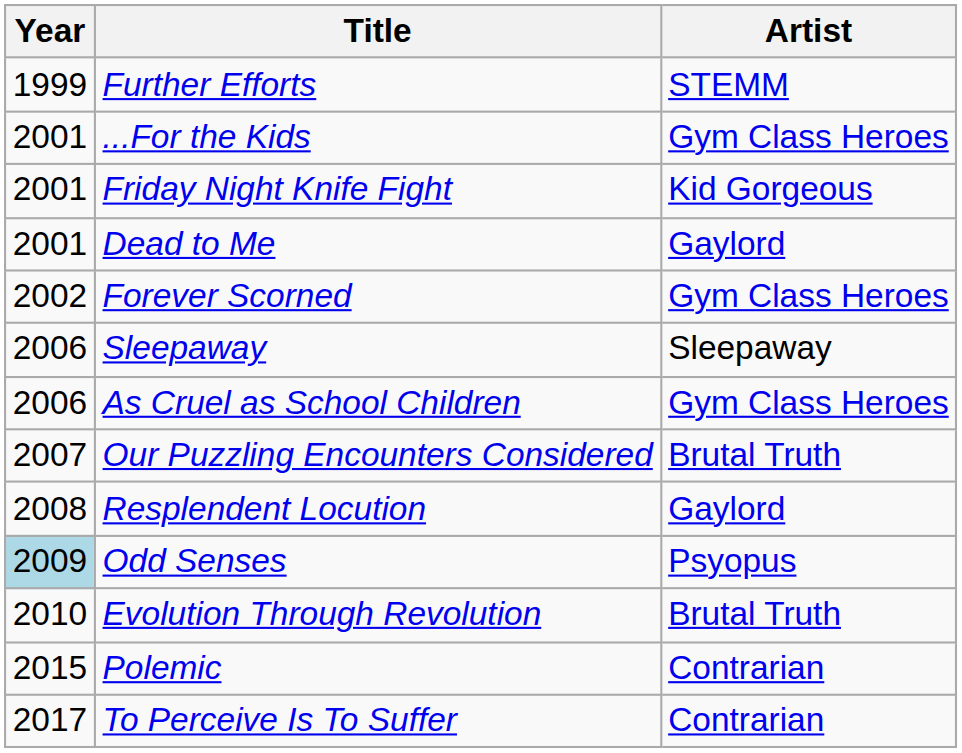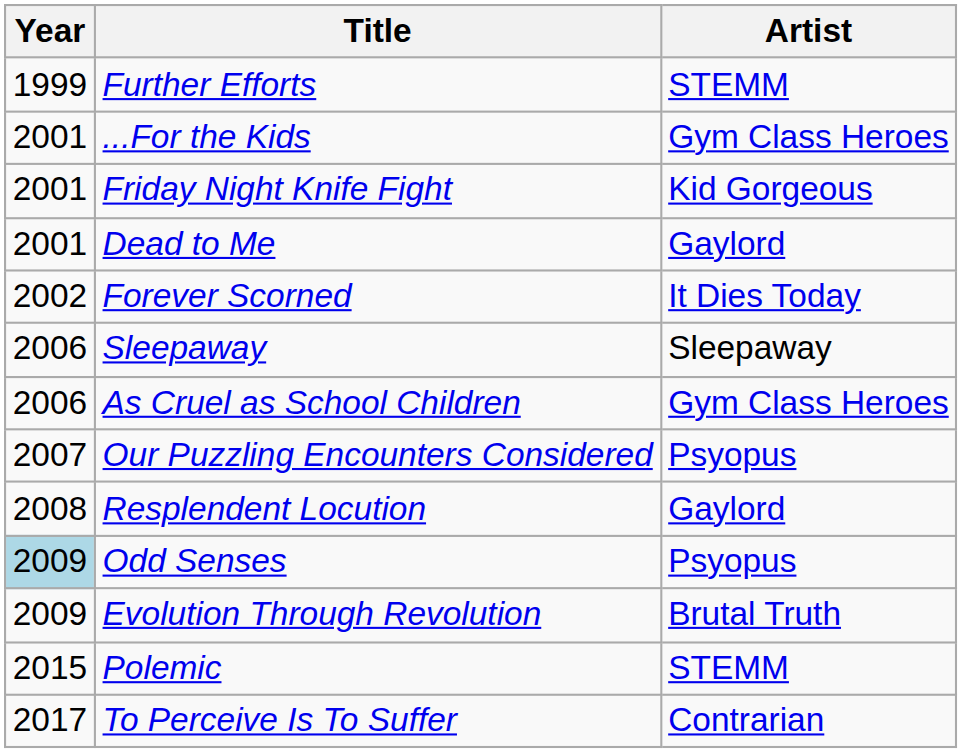(808, 296) Gym Class Heroes -> (765, 296) It Dies Today
(755, 455) Brutal Truth -> (732, 455) Psyopus
(50, 614) 2010 -> (50, 614) 2009
(746, 667) Contrarian -> (729, 667) STEMM
